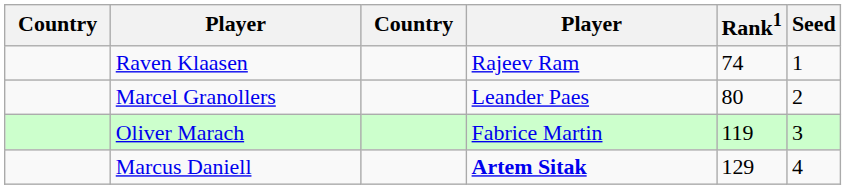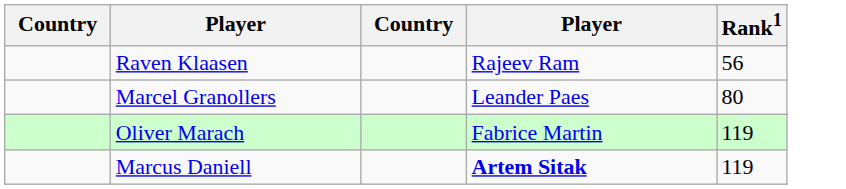- column: (814, 24)
(732, 62) 74 -> (732, 62) 56
(738, 166) 129 -> (737, 166) 119
